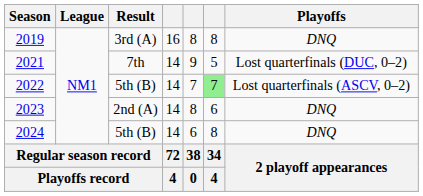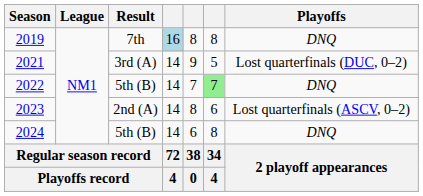(135, 39) 3rd (A) -> (135, 39) 7th
(173, 39) no background -> (173, 39) lightblue background
(135, 62) 7th -> (135, 62) 3rd (A)
(321, 86) Lost quarterfinals (ASCV, 0–2) -> (321, 86) DNQ
(321, 109) DNQ -> (321, 109) Lost quarterfinals (ASCV, 0–2)
